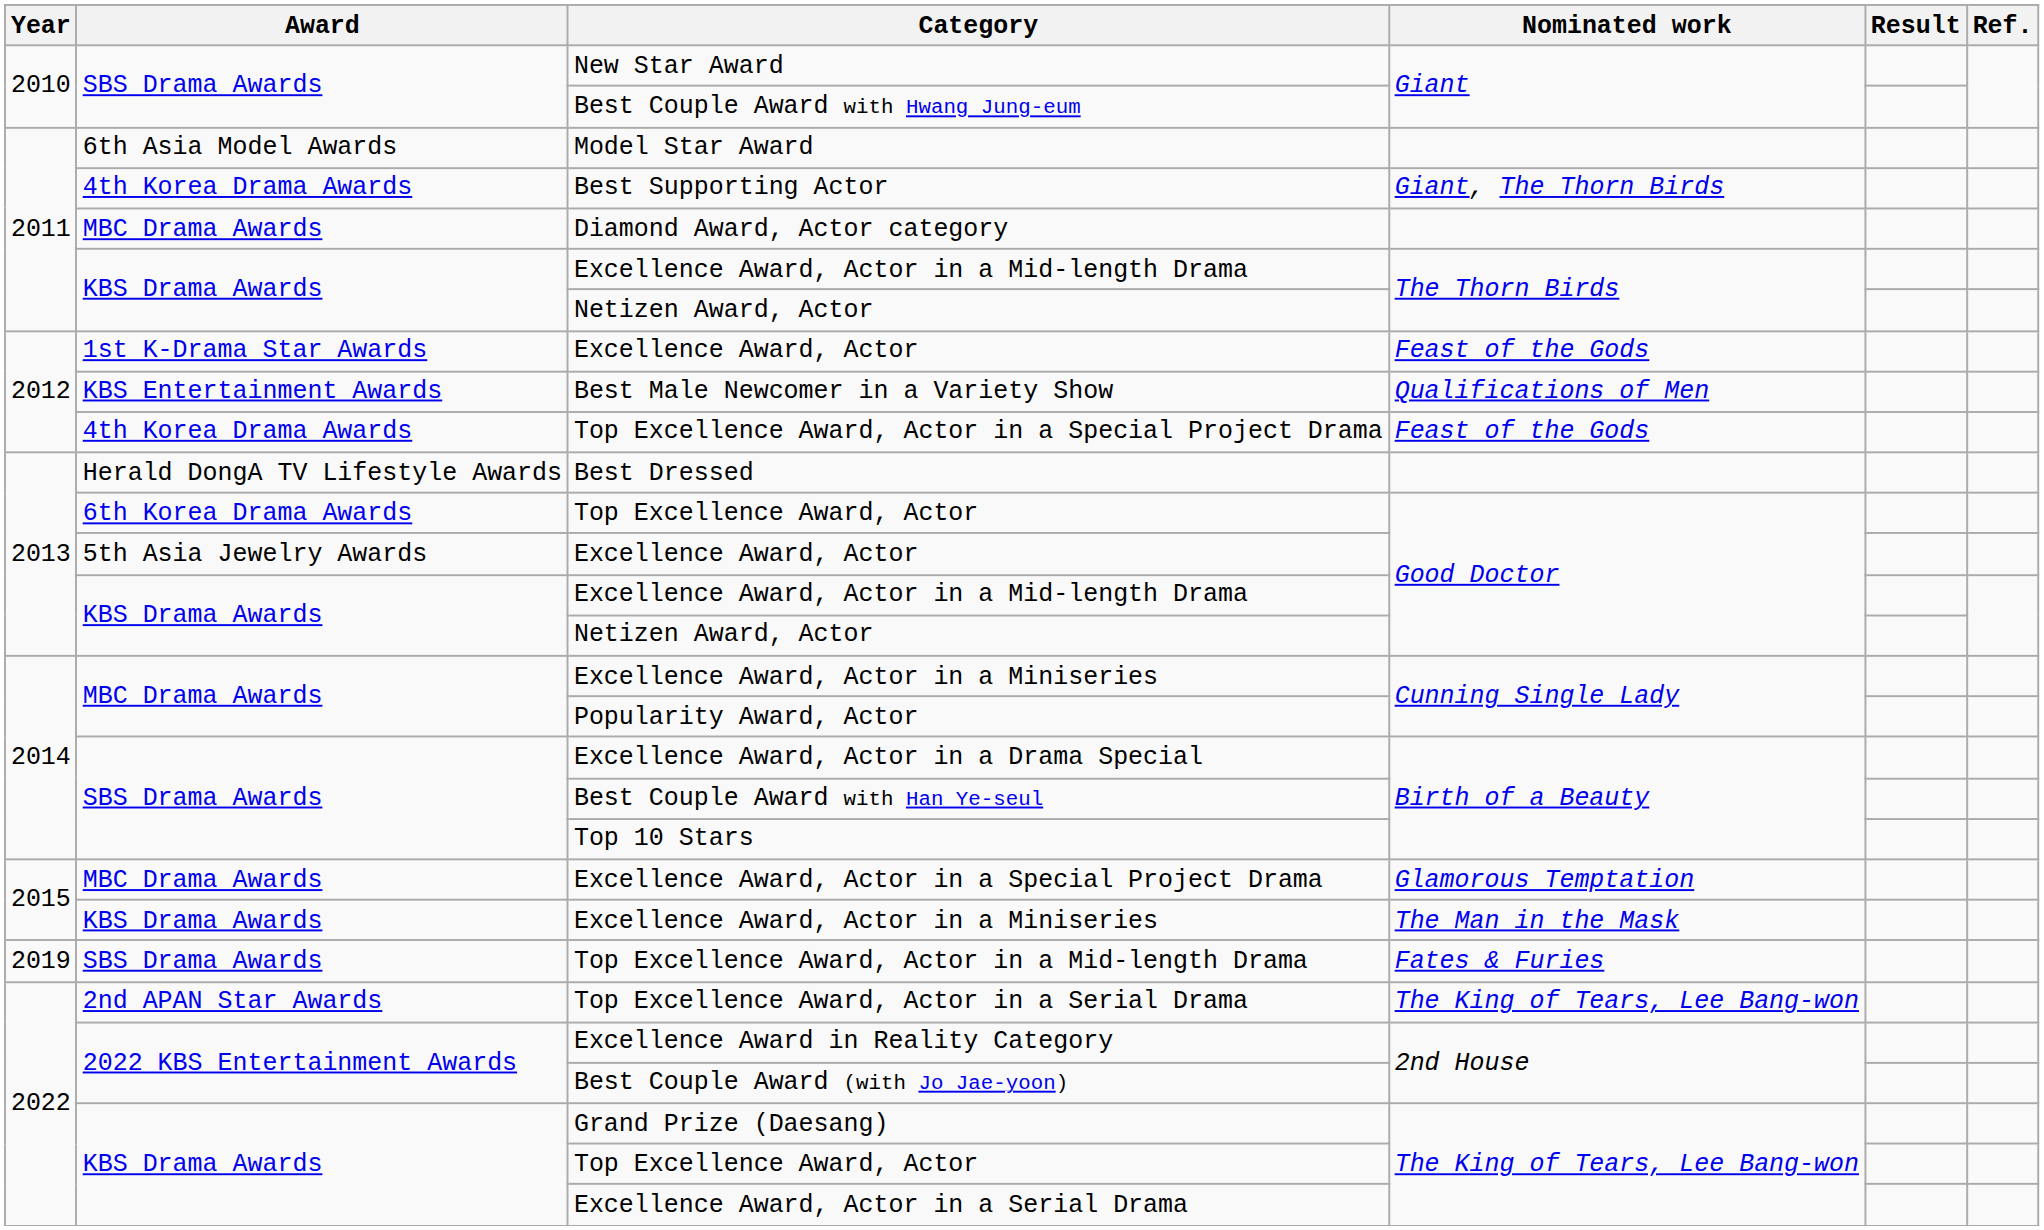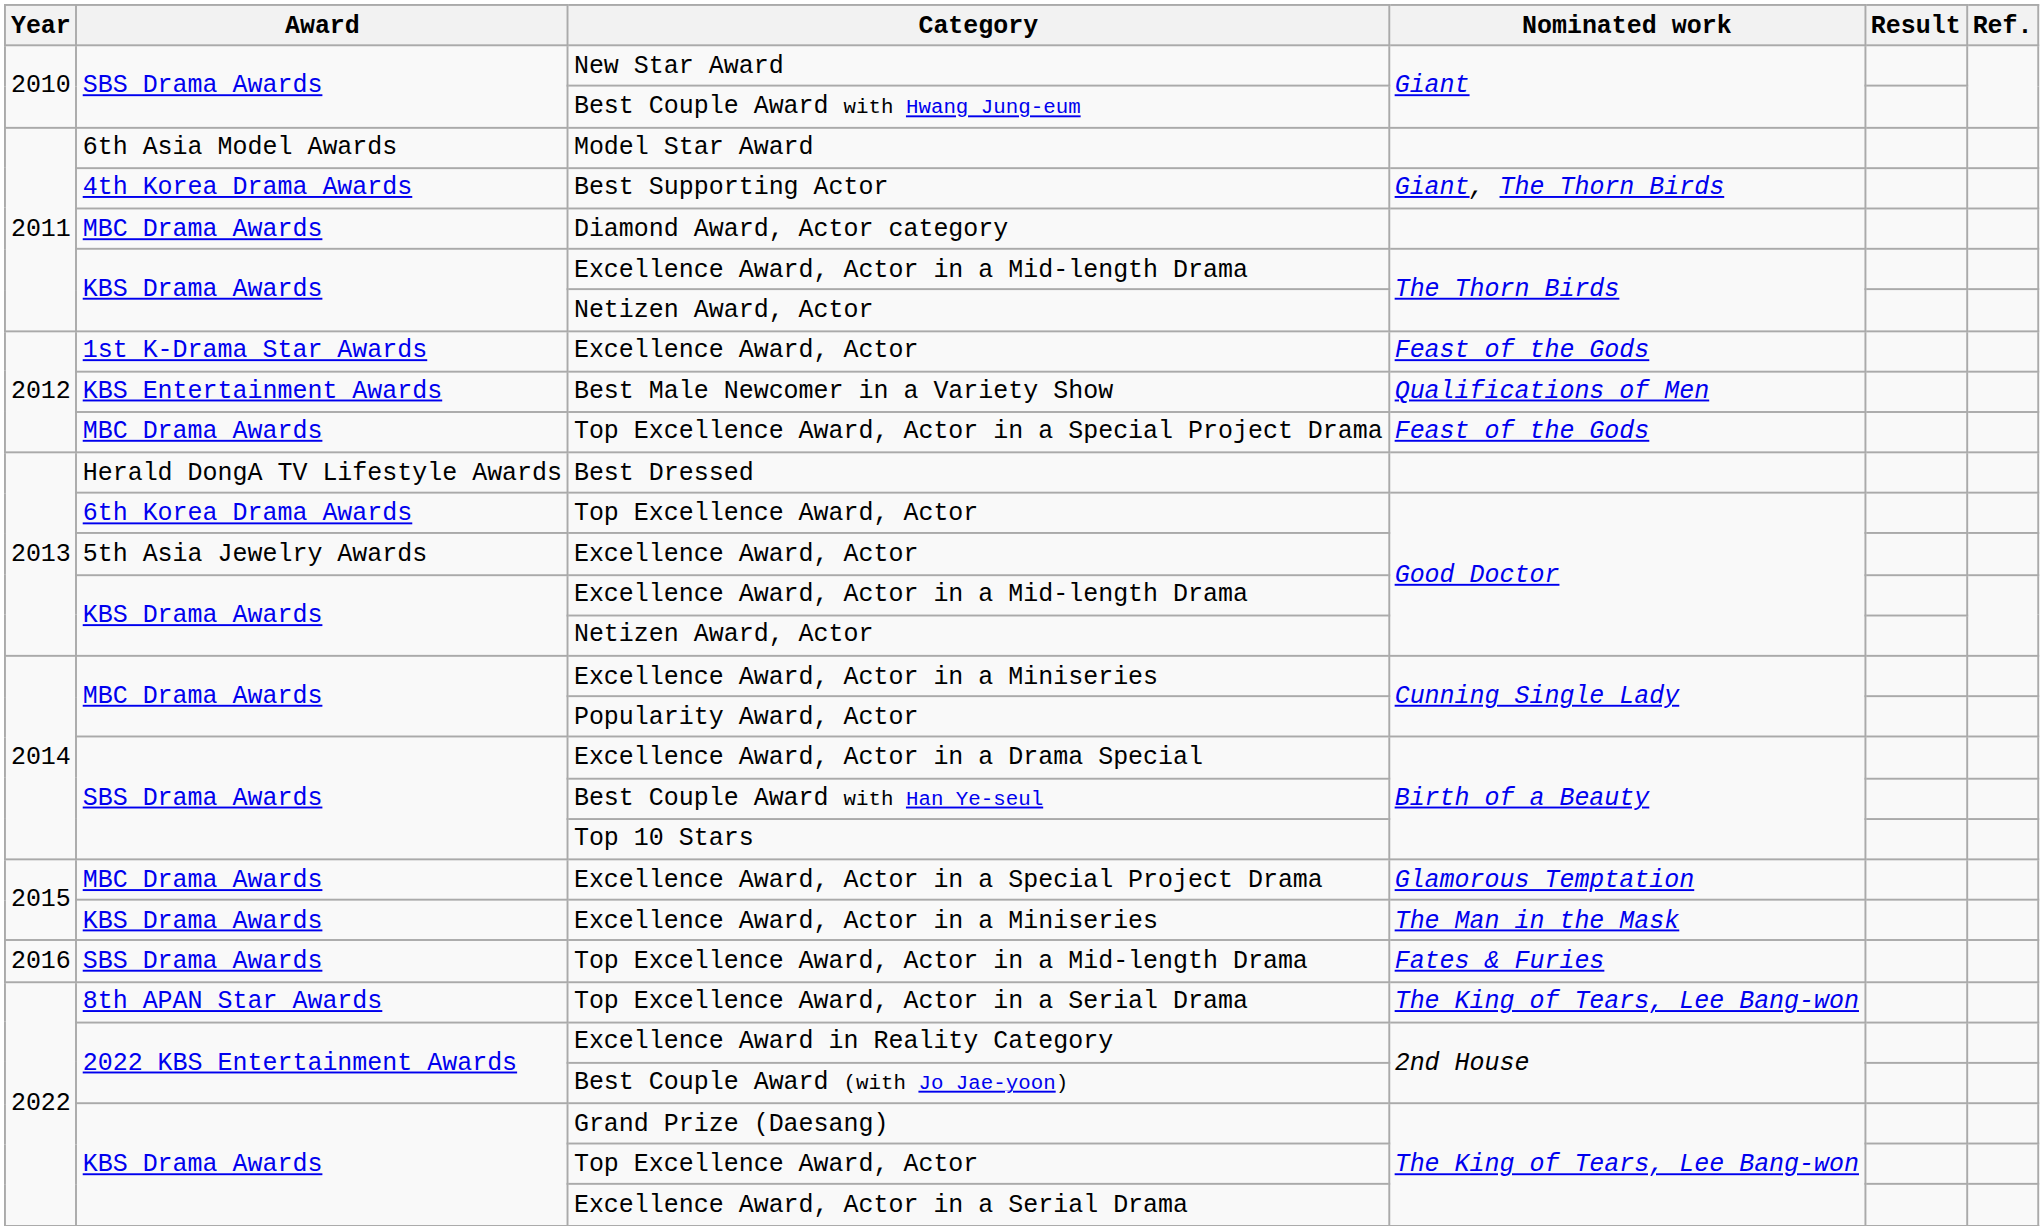(247, 432) 4th Korea Drama Awards -> (203, 432) MBC Drama Awards
(41, 961) 2019 -> (41, 961) 2016
(233, 1002) 2nd APAN Star Awards -> (233, 1002) 8th APAN Star Awards
